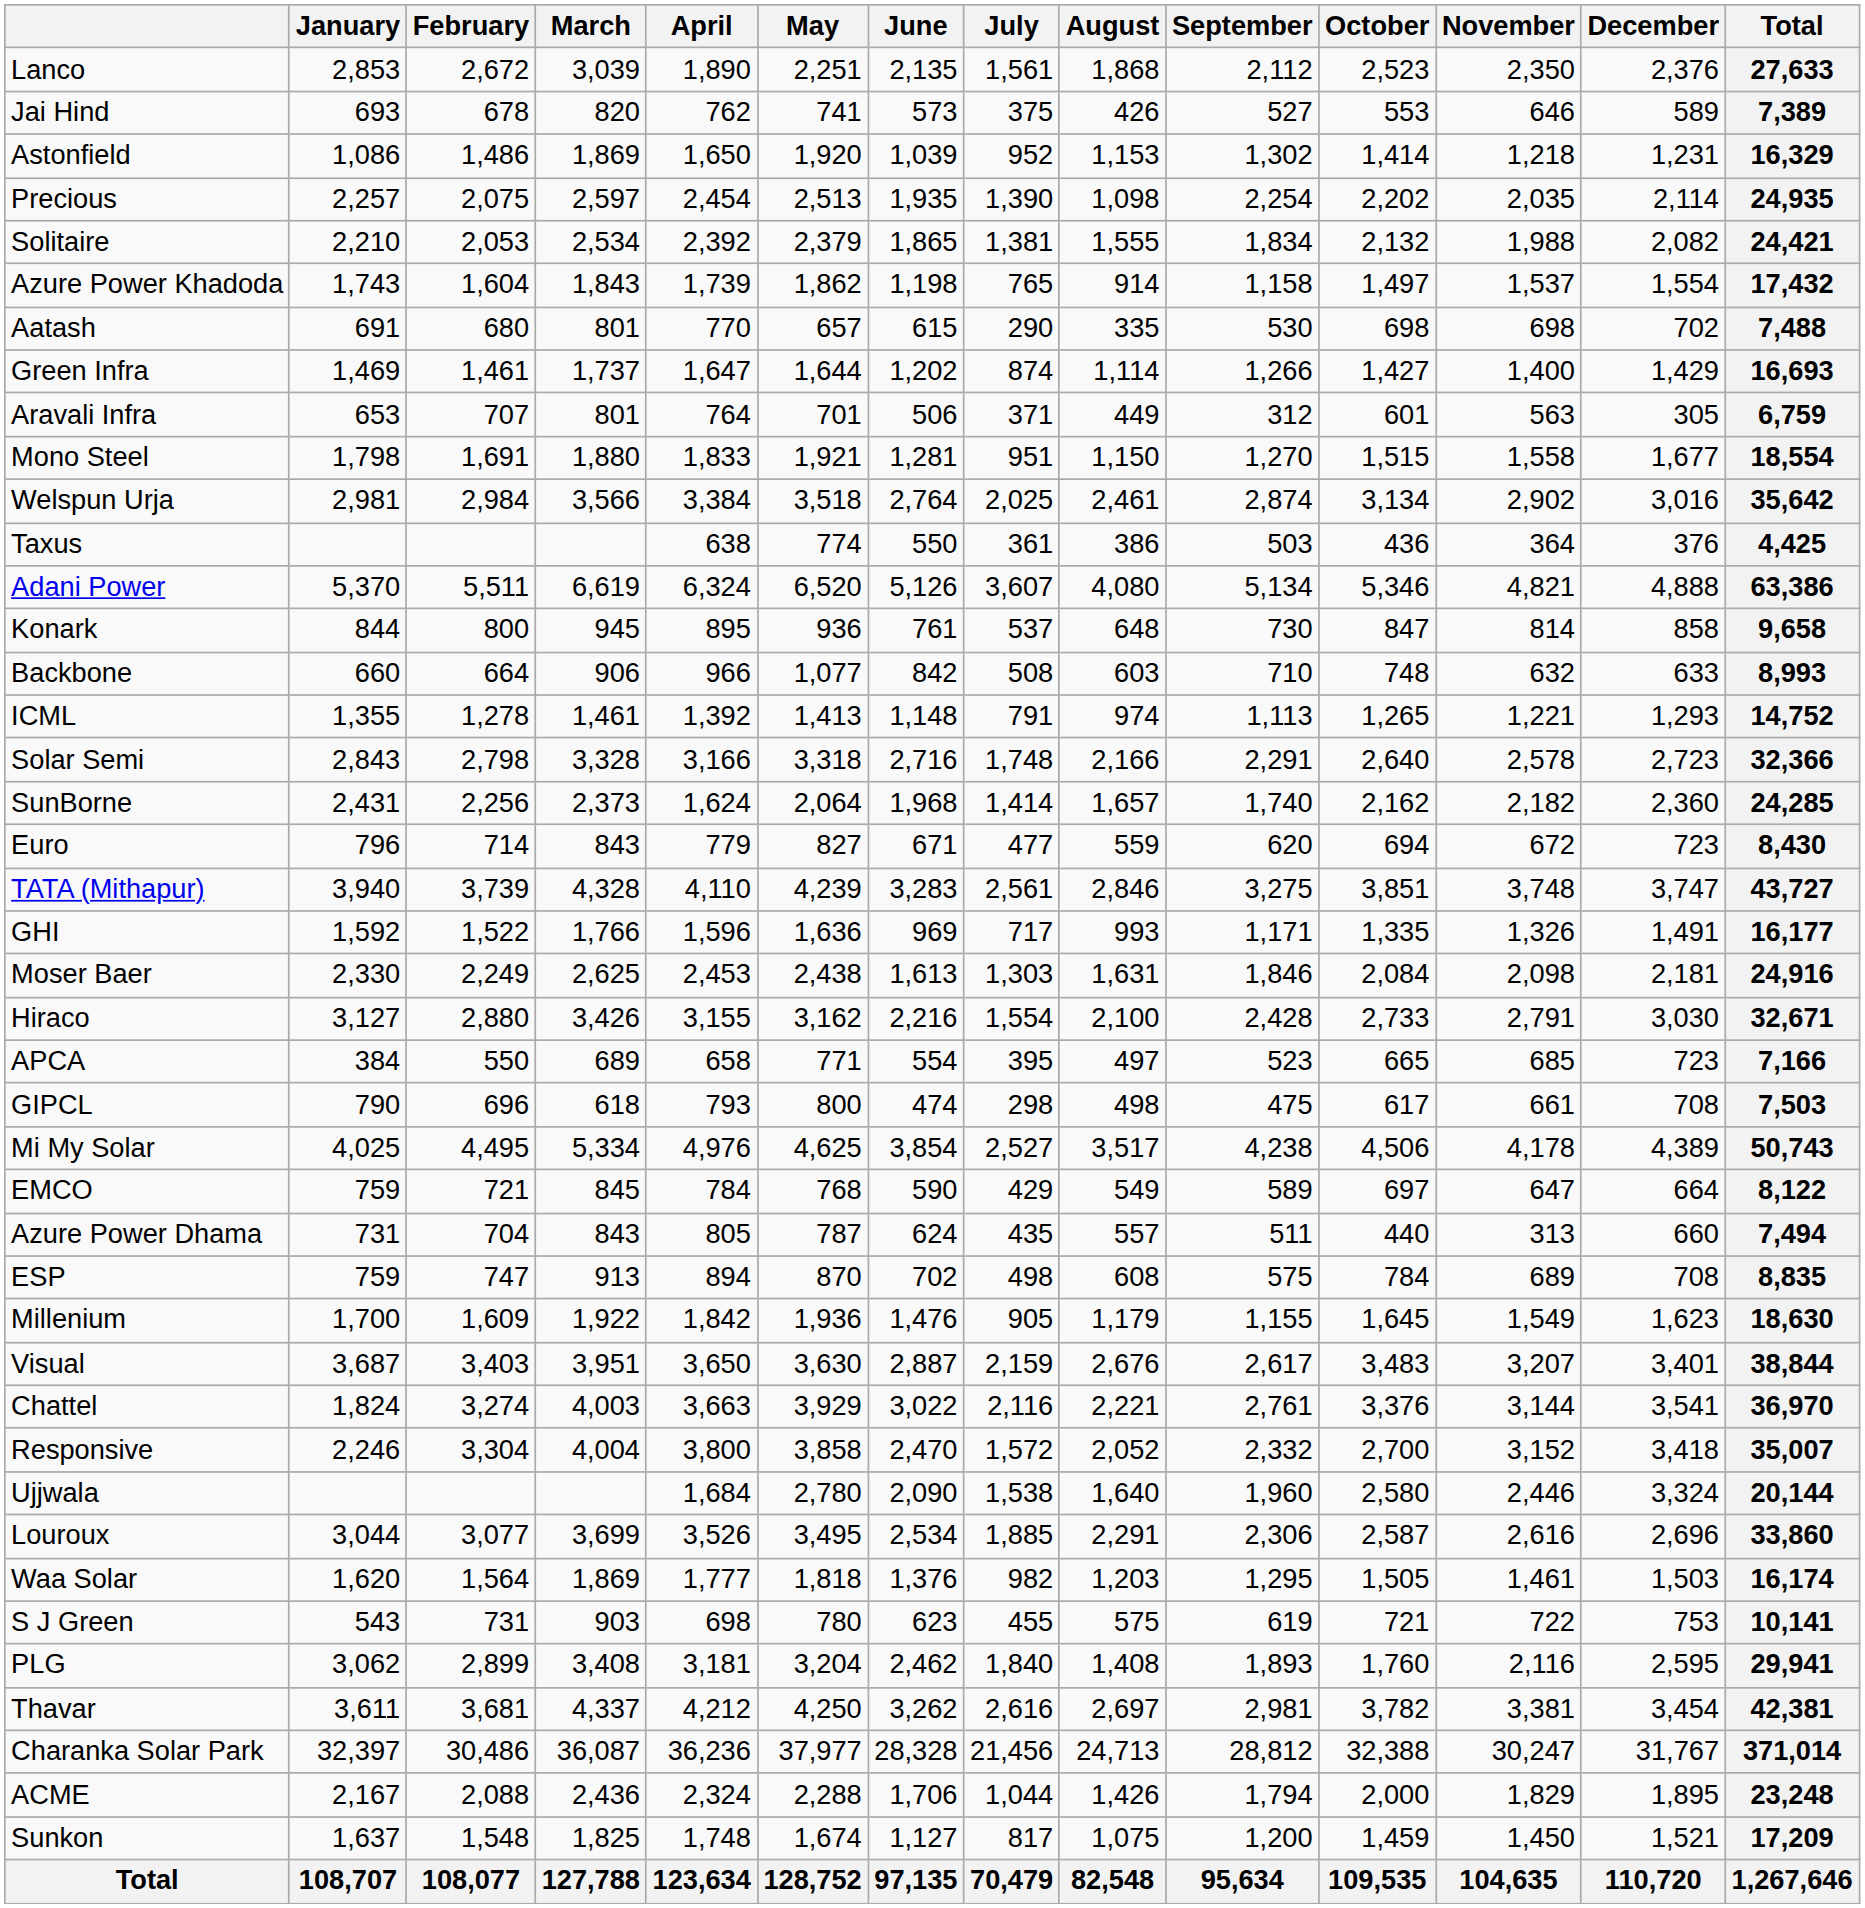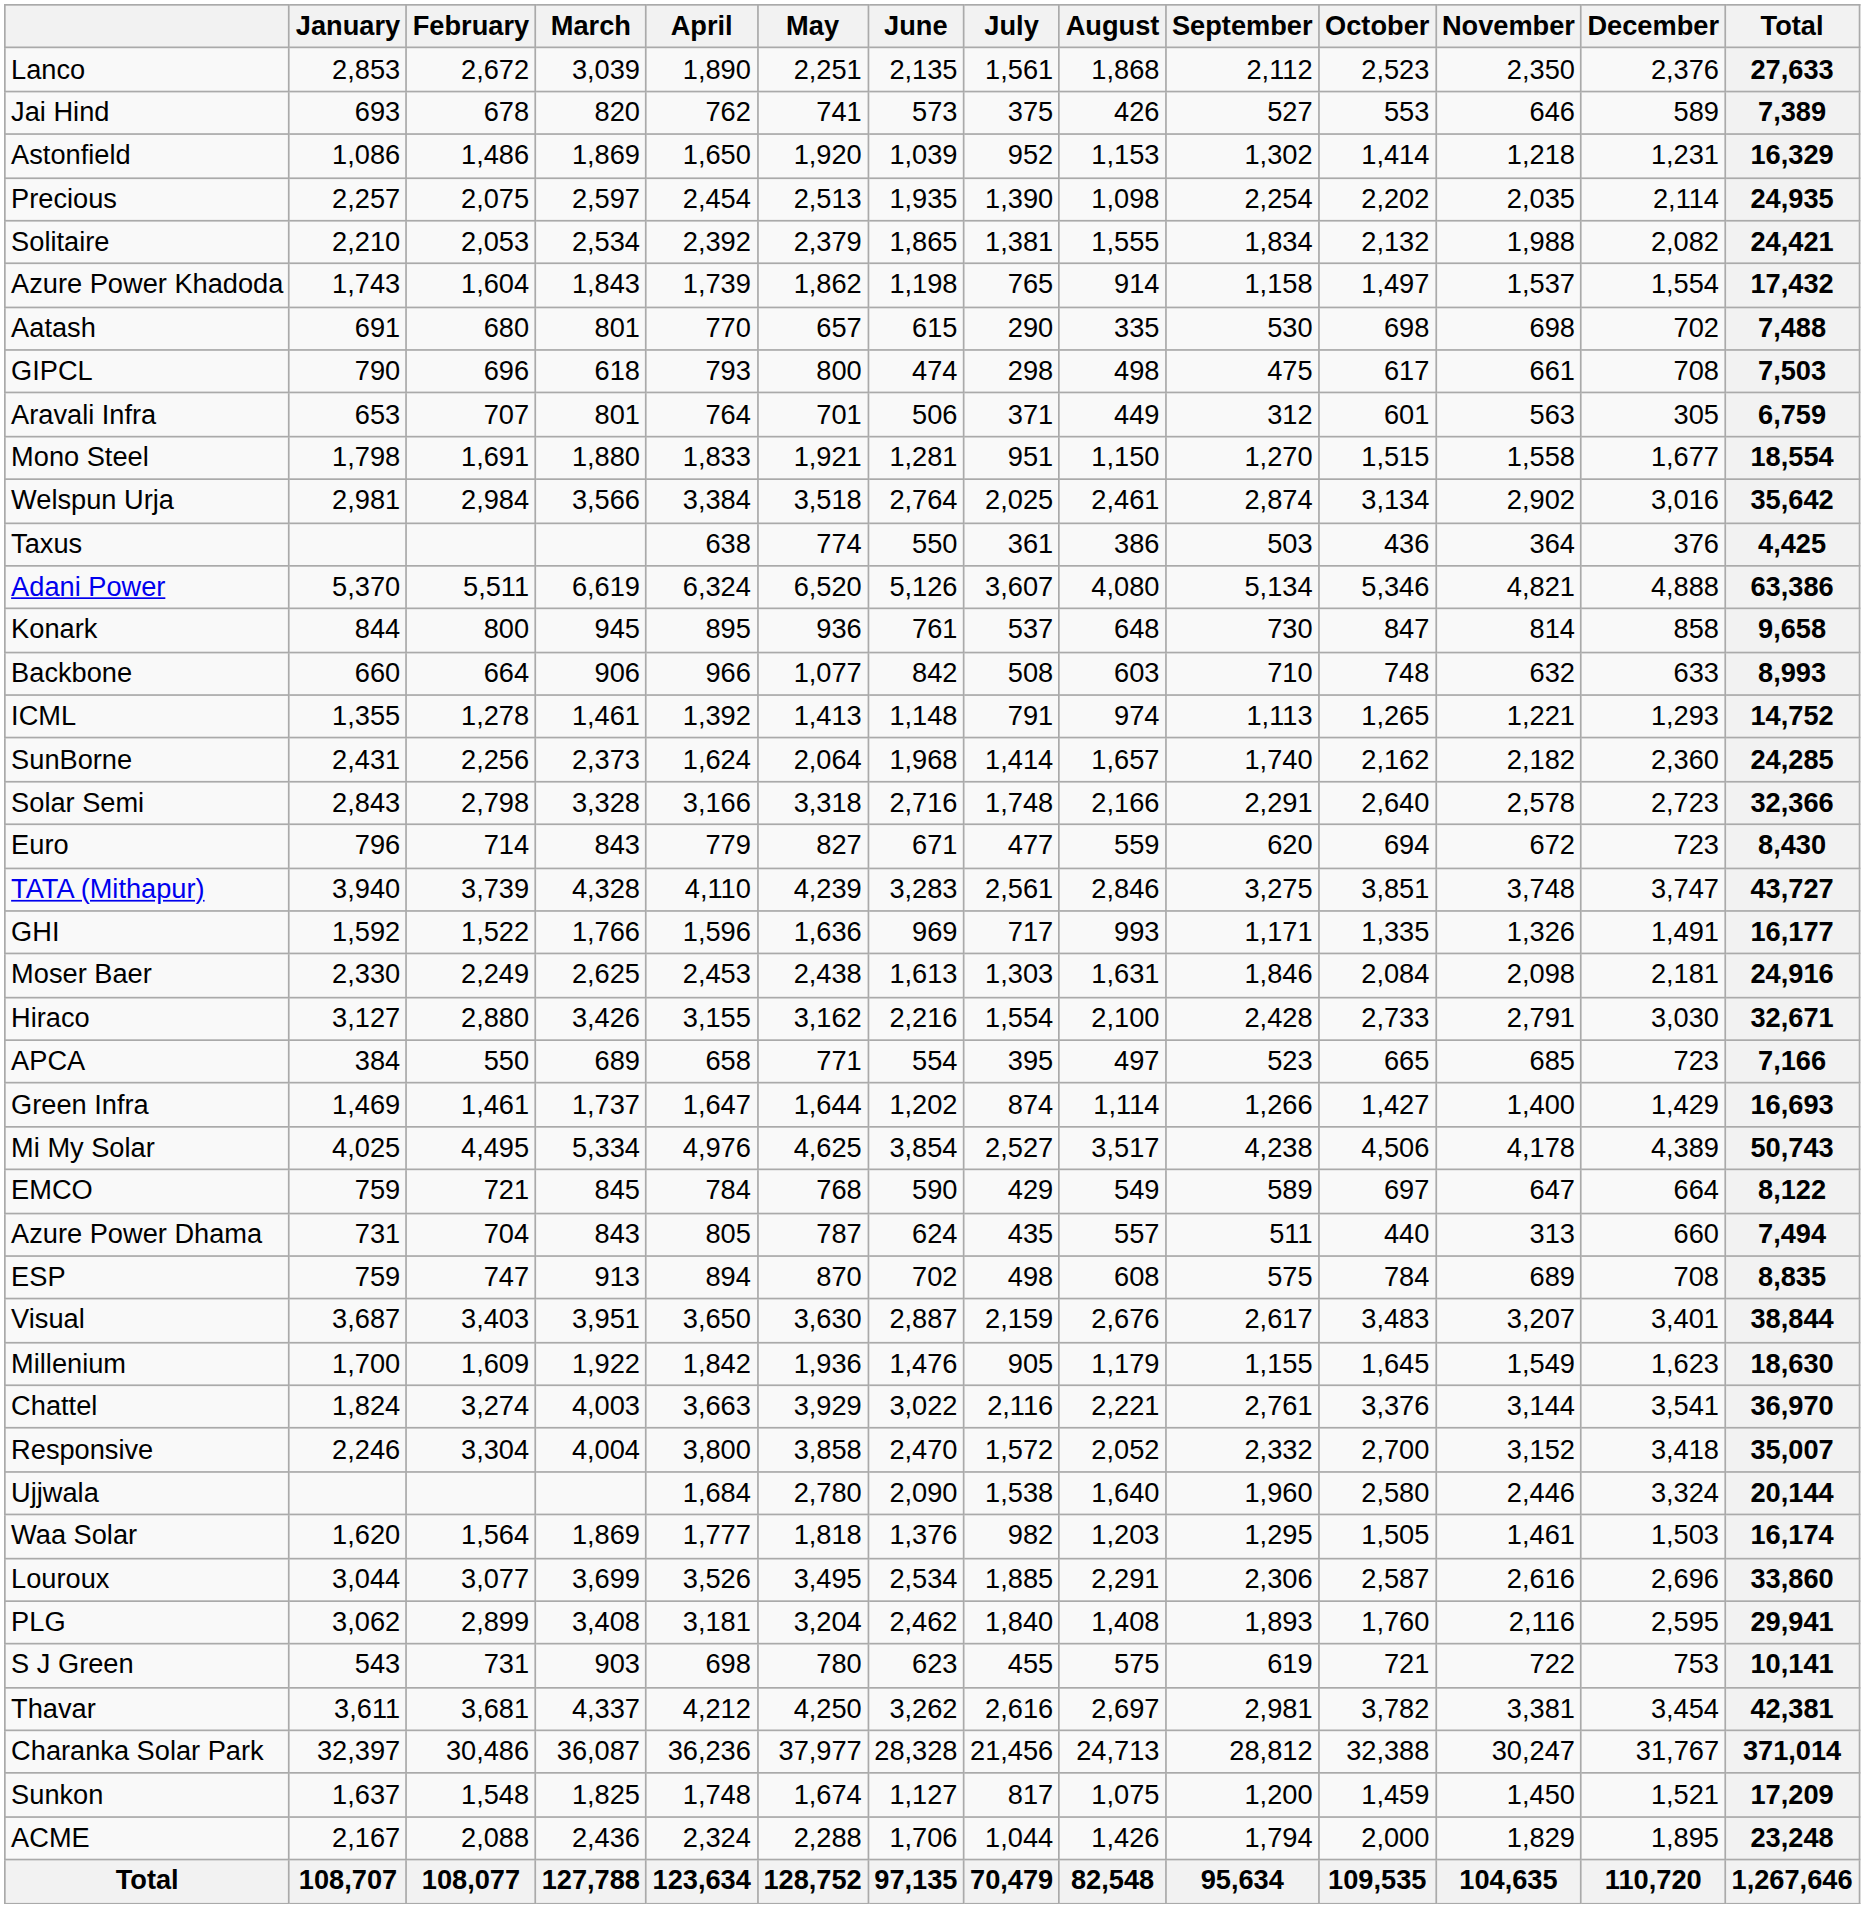rows swapped: (80, 371) <-> (52, 1104)
rows swapped: (78, 759) <-> (72, 802)
rows swapped: (69, 1320) <-> (48, 1363)
rows swapped: (60, 1535) <-> (74, 1579)
rows swapped: (72, 1622) <-> (38, 1665)
rows swapped: (50, 1794) <-> (57, 1837)
